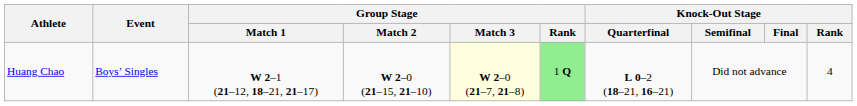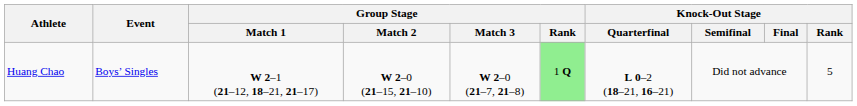(495, 85) lightyellow background -> (495, 85) no background
(830, 71) 4 -> (830, 71) 5
